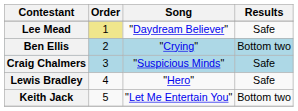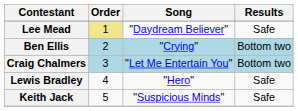(179, 64) "Suspicious Minds" -> (179, 64) "Let Me Entertain You"
(264, 64) Safe -> (264, 64) Bottom two
(179, 98) "Let Me Entertain You" -> (179, 98) "Suspicious Minds"
(264, 98) Bottom two -> (264, 98) Safe
